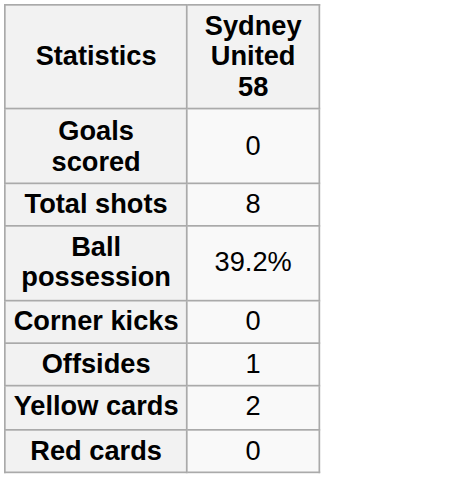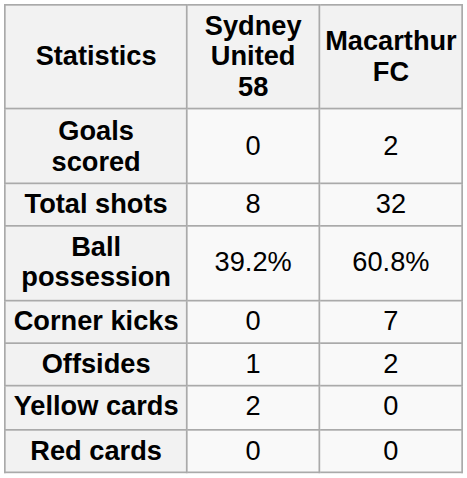+ column: (391, 56)
